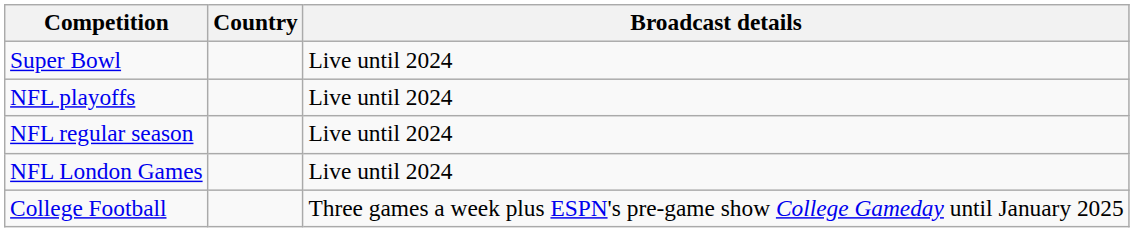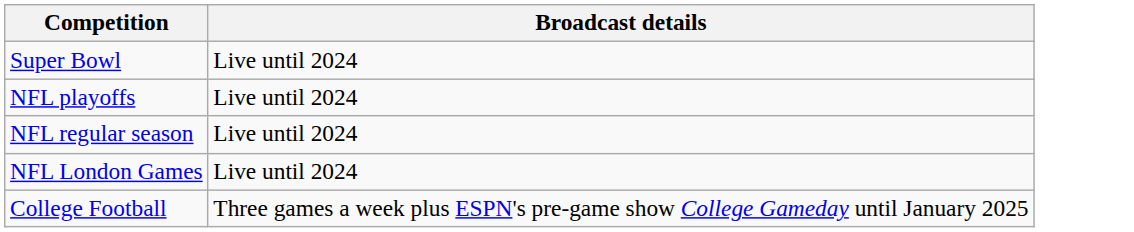- column: (256, 23)
